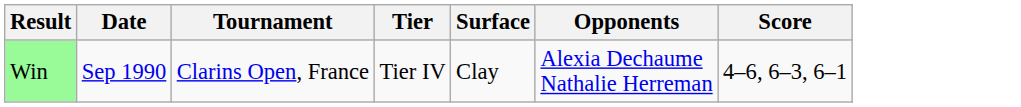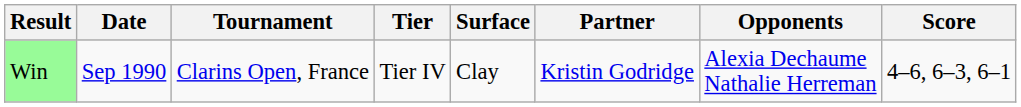+ column: (617, 22)
